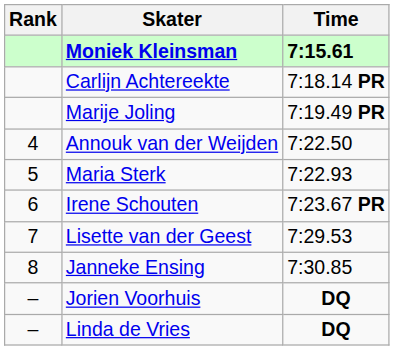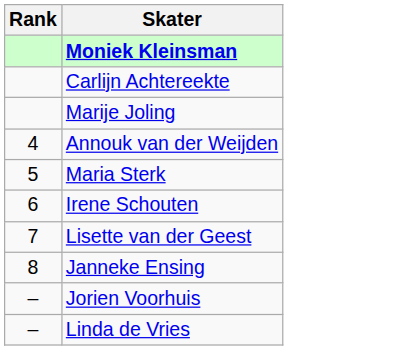- column: (336, 19)
